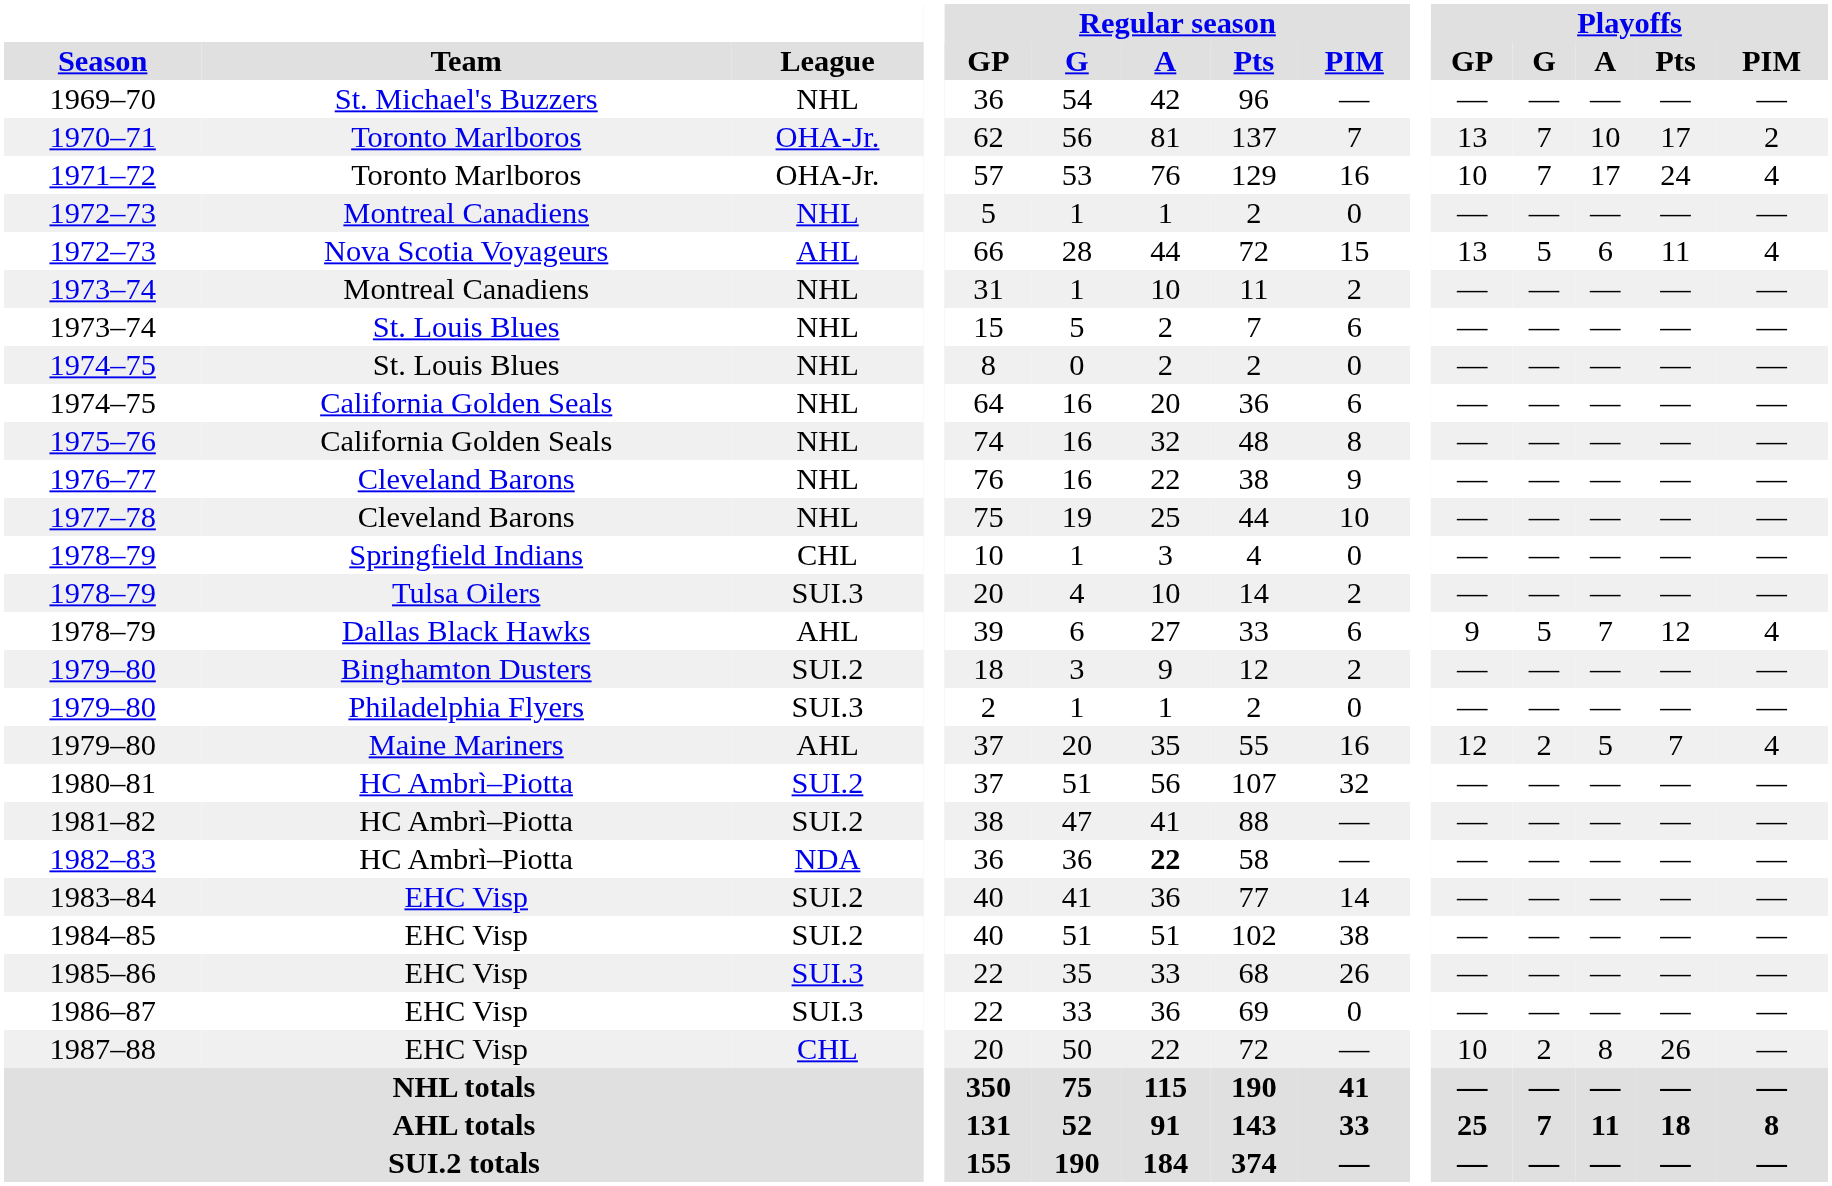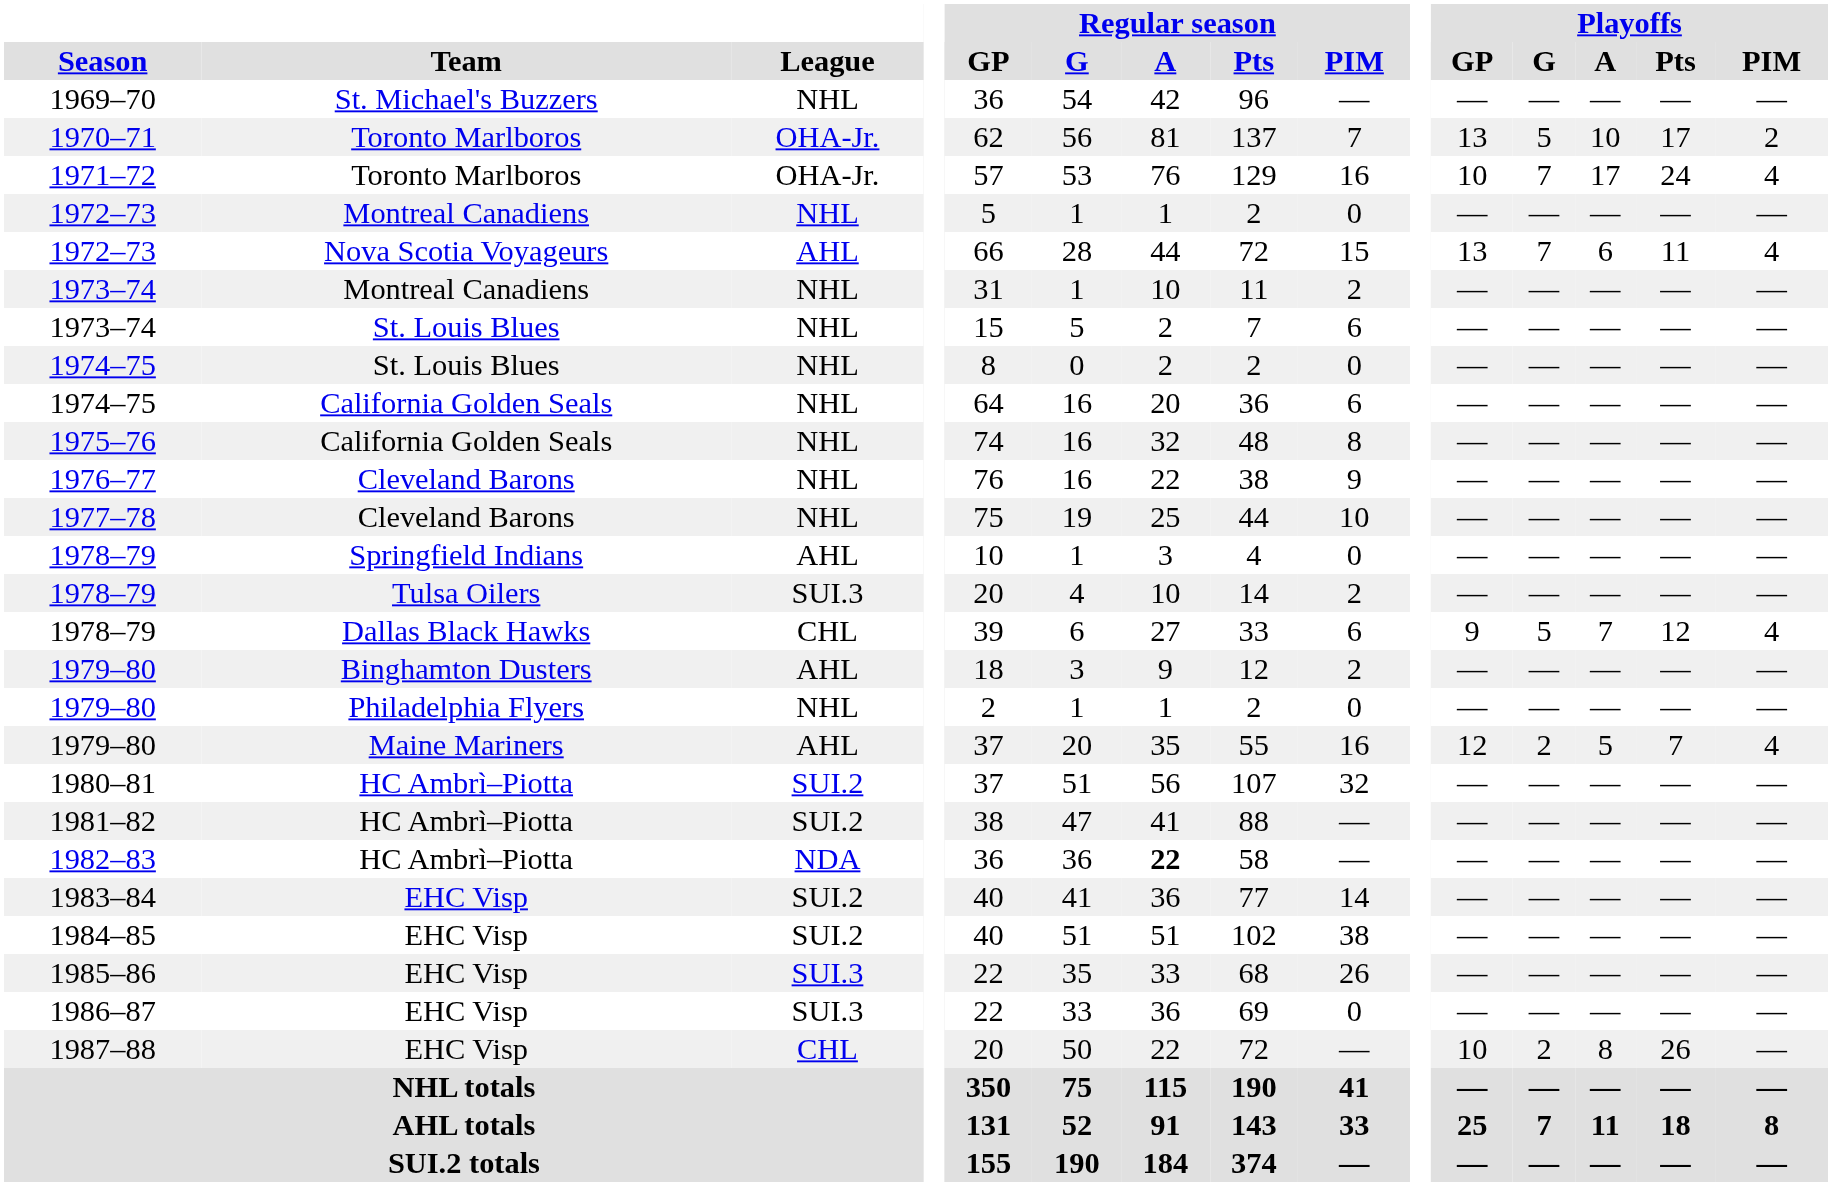(1544, 136) 7 -> (1544, 136) 5
(1544, 250) 5 -> (1544, 250) 7
(827, 554) CHL -> (827, 554) AHL
(827, 630) AHL -> (827, 630) CHL
(827, 668) SUI.2 -> (827, 668) AHL
(827, 706) SUI.3 -> (827, 706) NHL
